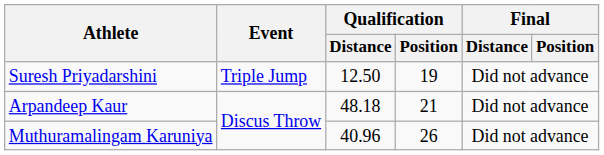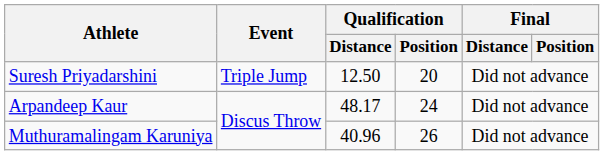(429, 76) 19 -> (429, 76) 20
(360, 106) 48.18 -> (360, 106) 48.17
(429, 106) 21 -> (429, 106) 24
